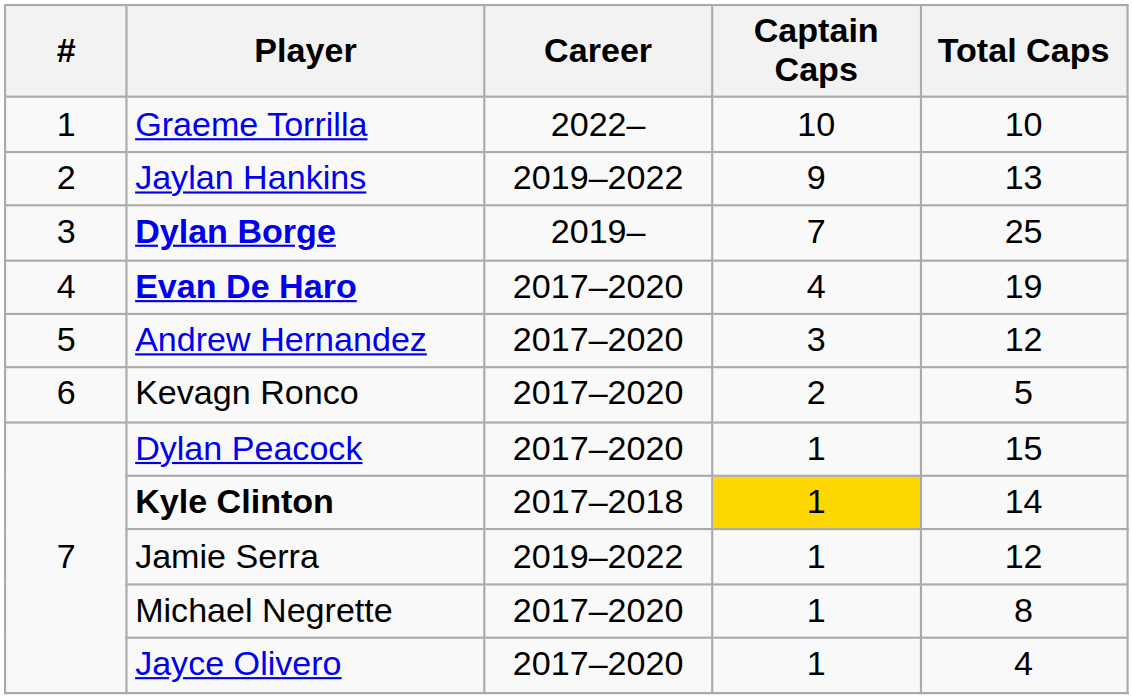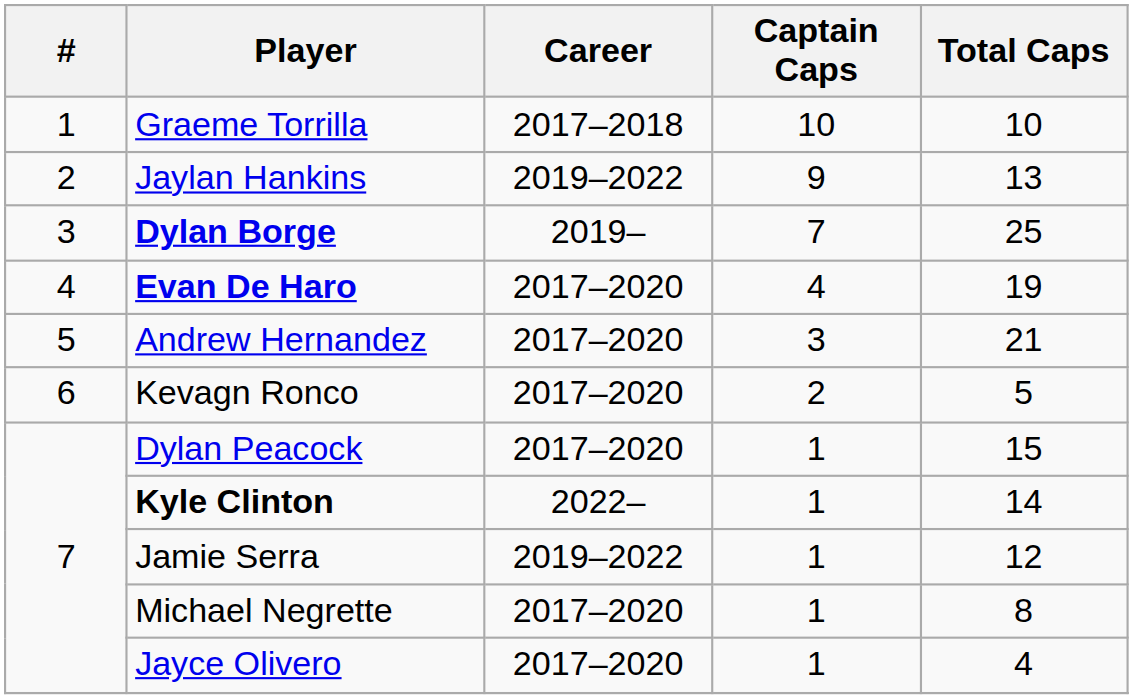(598, 123) 2022– -> (598, 123) 2017–2018
(1024, 340) 12 -> (1024, 340) 21
(598, 502) 2017–2018 -> (598, 502) 2022–
(816, 502) gold background -> (816, 502) no background
